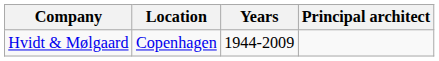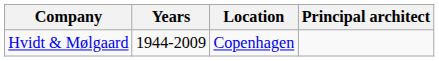columns swapped: (176, 17) <-> (259, 17)
